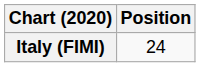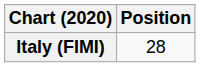(156, 47) 24 -> (156, 47) 28
